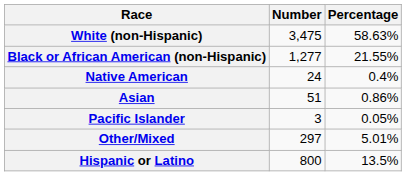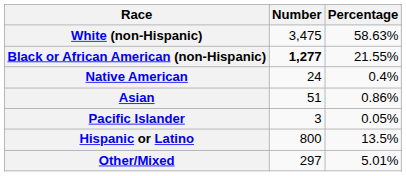(305, 56) normal -> (305, 56) bold
rows swapped: (137, 139) <-> (137, 160)
